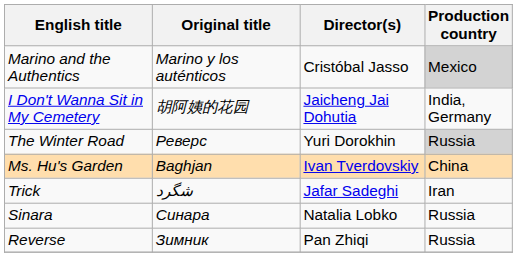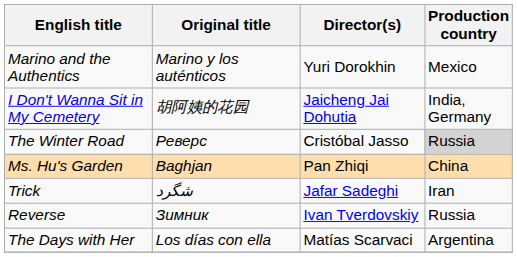(356, 66) Cristóbal Jasso -> (350, 66) Yuri Dorokhin
(452, 66) lightgrey background -> (452, 66) no background
(350, 141) Yuri Dorokhin -> (356, 141) Cristóbal Jasso
(361, 165) Ivan Tverdovskiy -> (336, 165) Pan Zhiqi
- row: (30, 215)
(336, 239) Pan Zhiqi -> (361, 215) Ivan Tverdovskiy
+ row: (71, 239)
